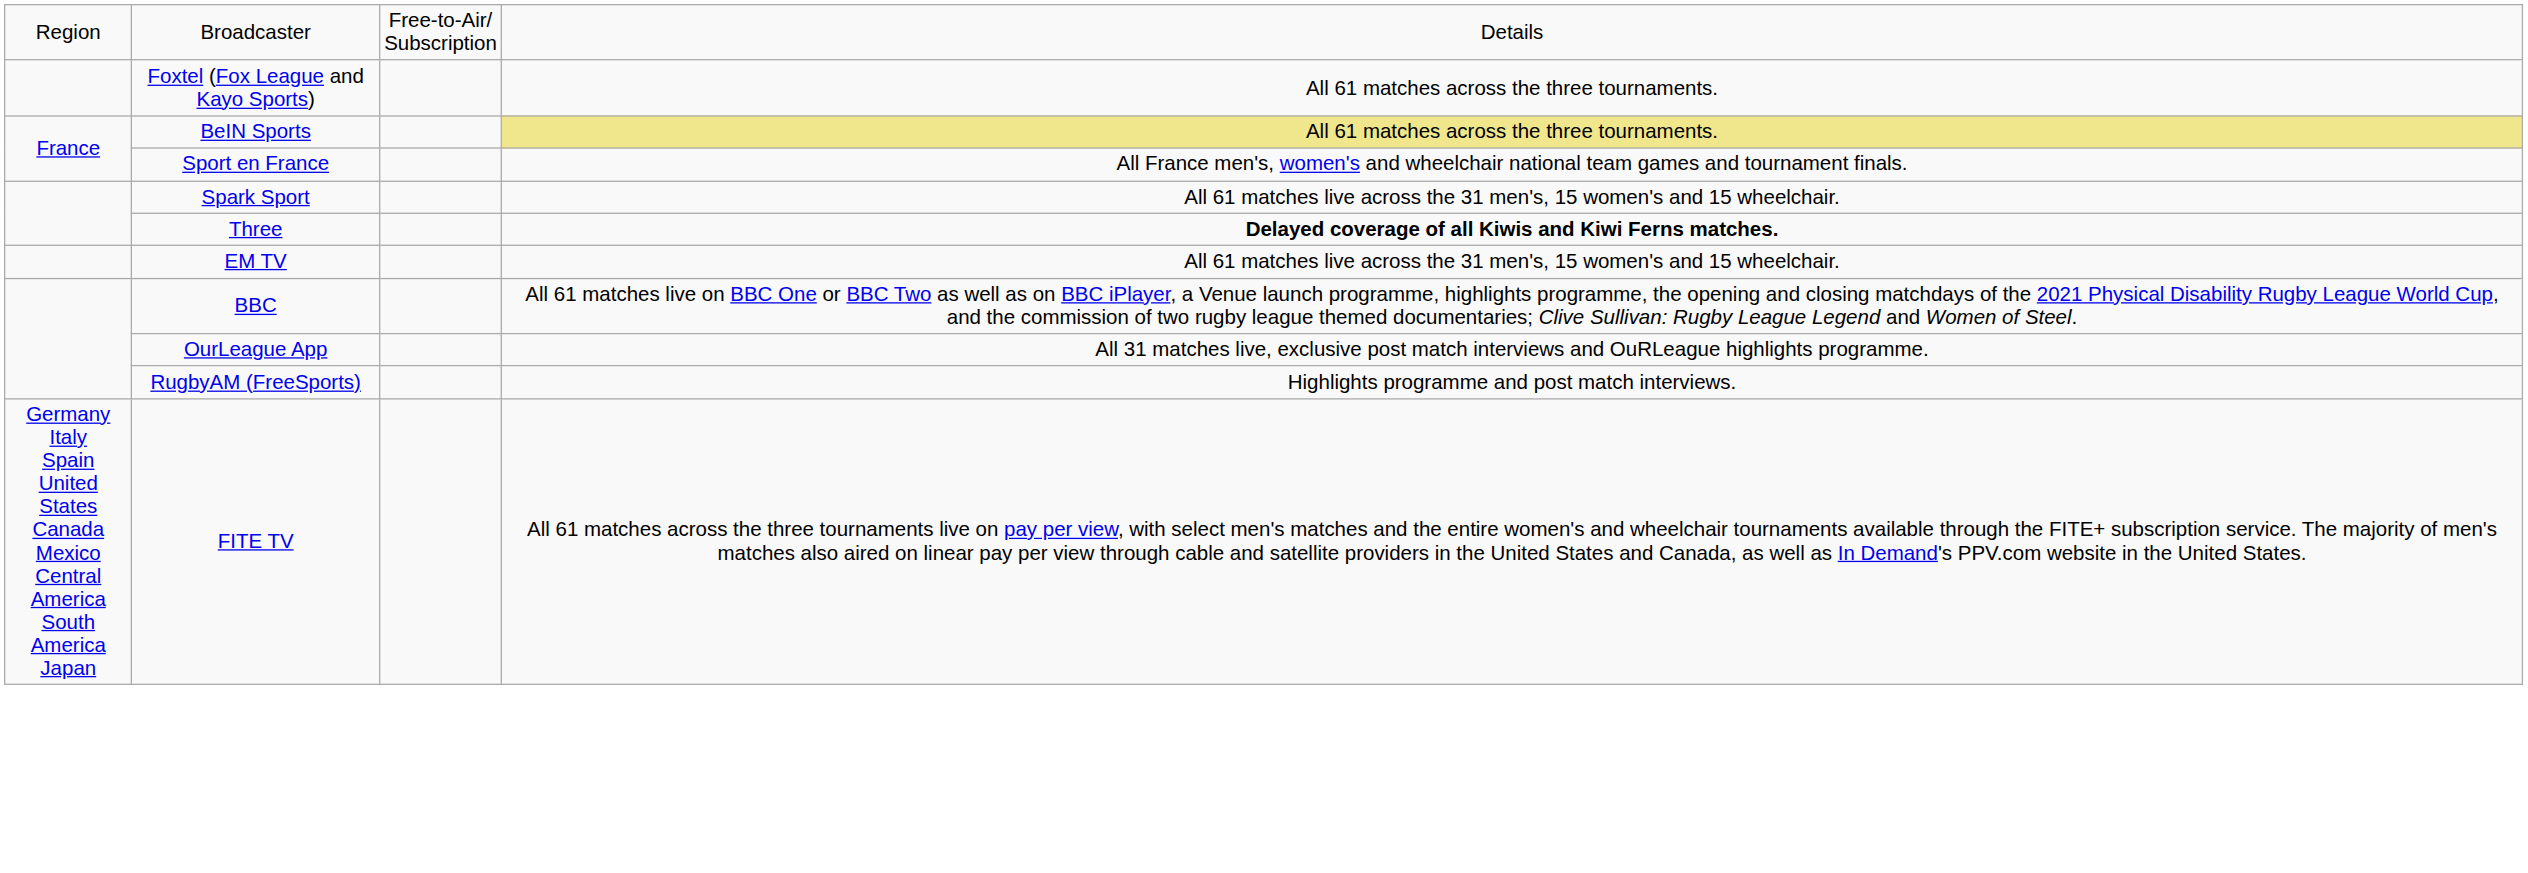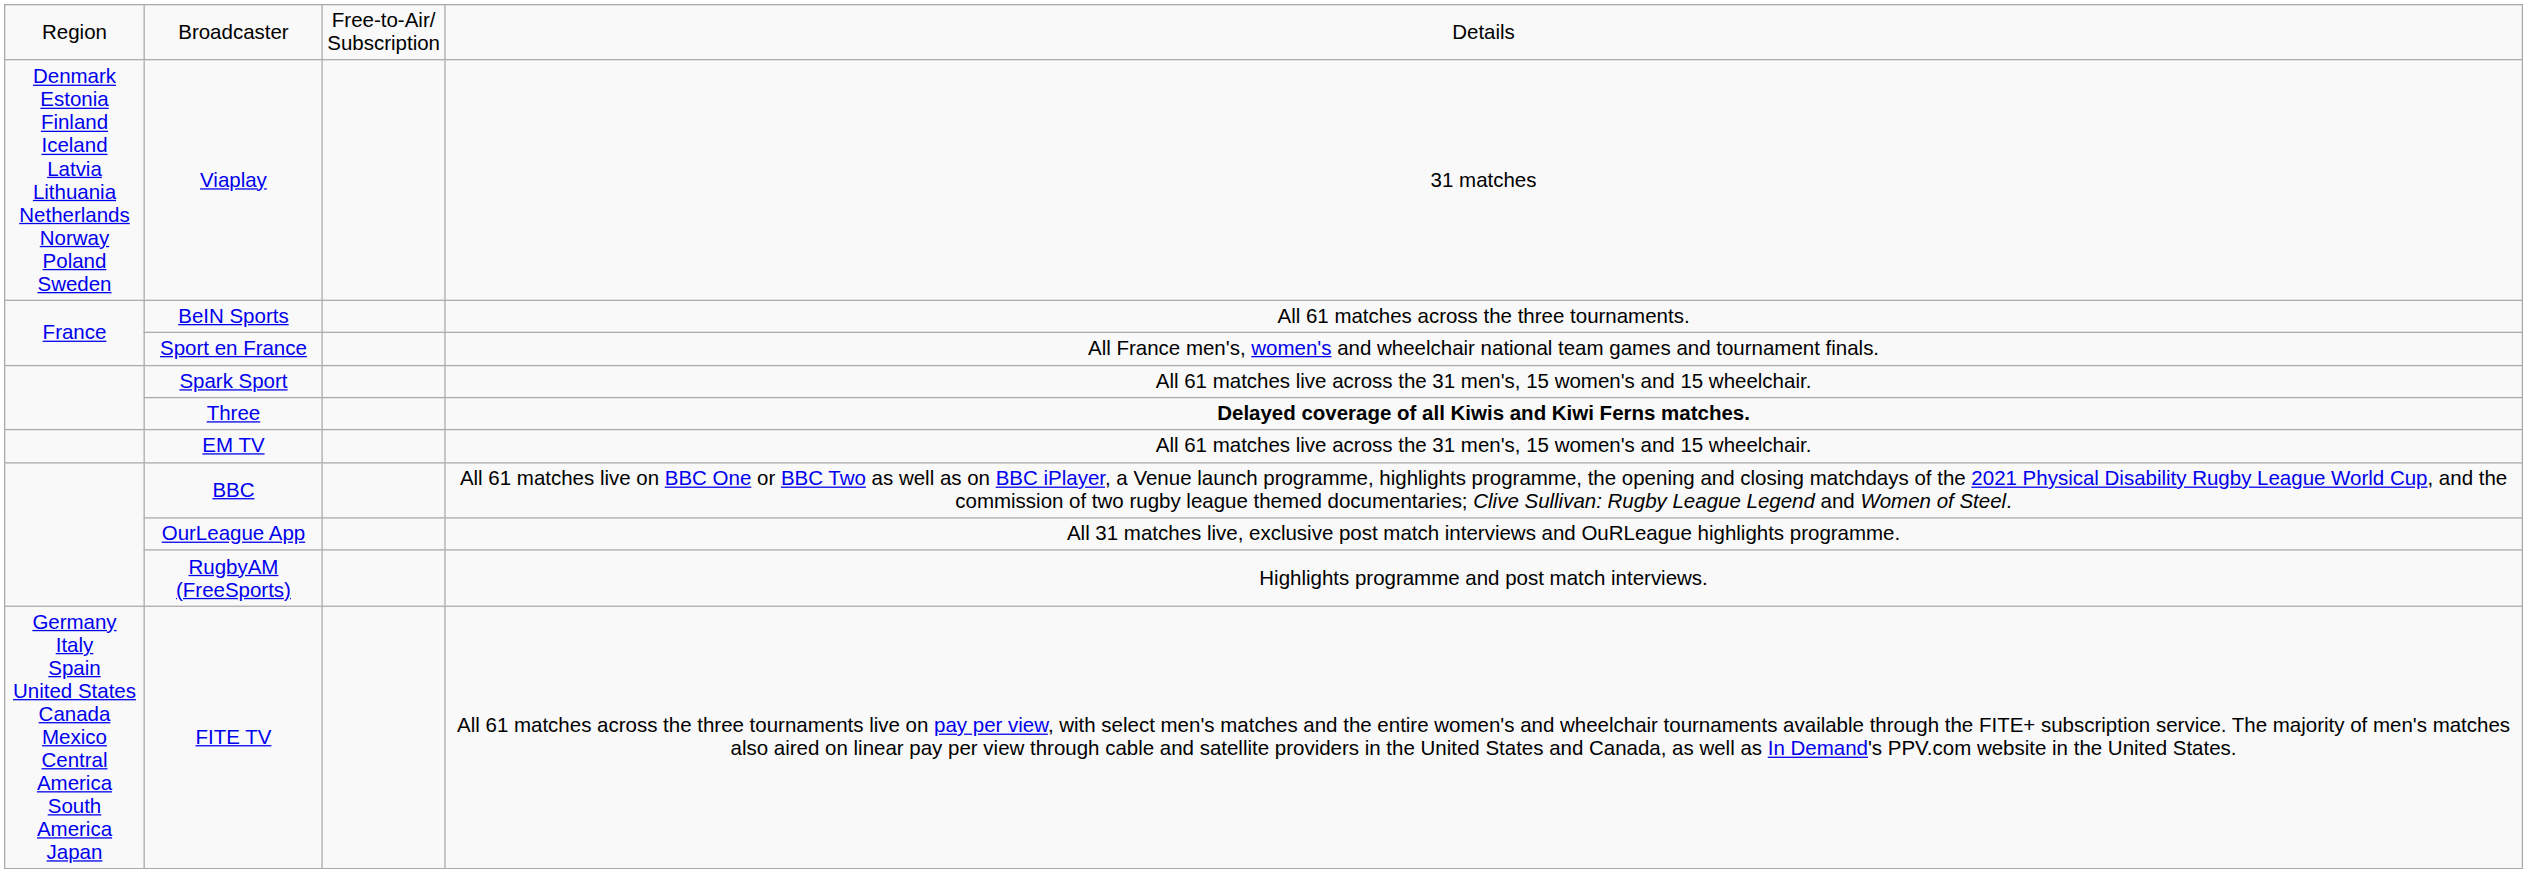- row: (256, 87)
+ row: (233, 179)
(1512, 131) khaki background -> (1484, 316) no background
